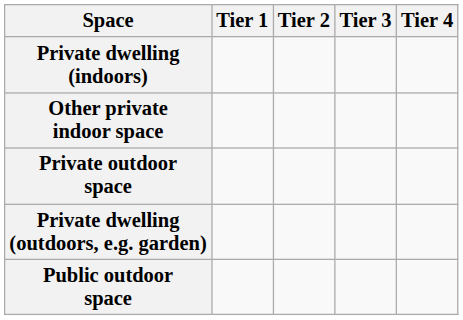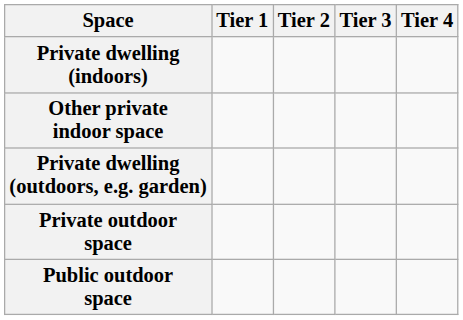rows swapped: (108, 231) <-> (108, 175)
